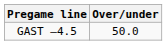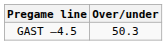(125, 31) 50.0 -> (125, 31) 50.3
